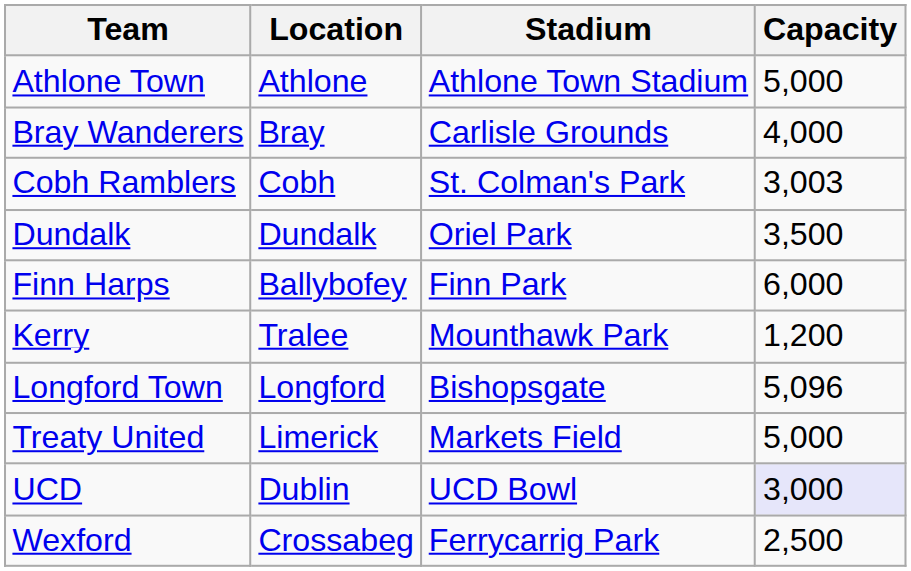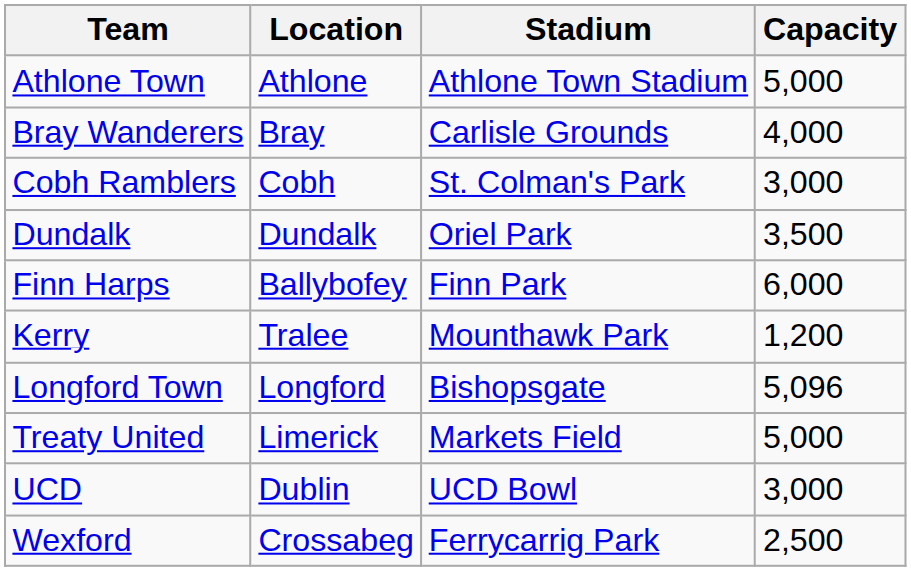(803, 183) 3,003 -> (803, 183) 3,000
(803, 489) lavender background -> (803, 489) no background
